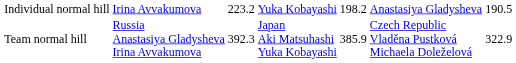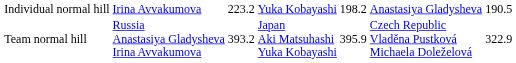(241, 39) 392.3 -> (241, 39) 393.2
(353, 39) 385.9 -> (353, 39) 395.9
